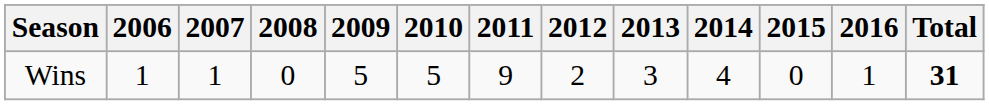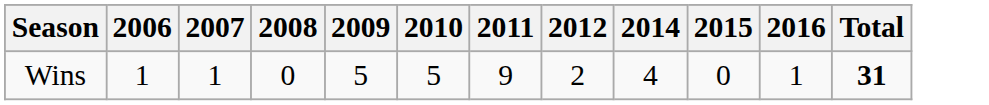- column: (650, 27)
